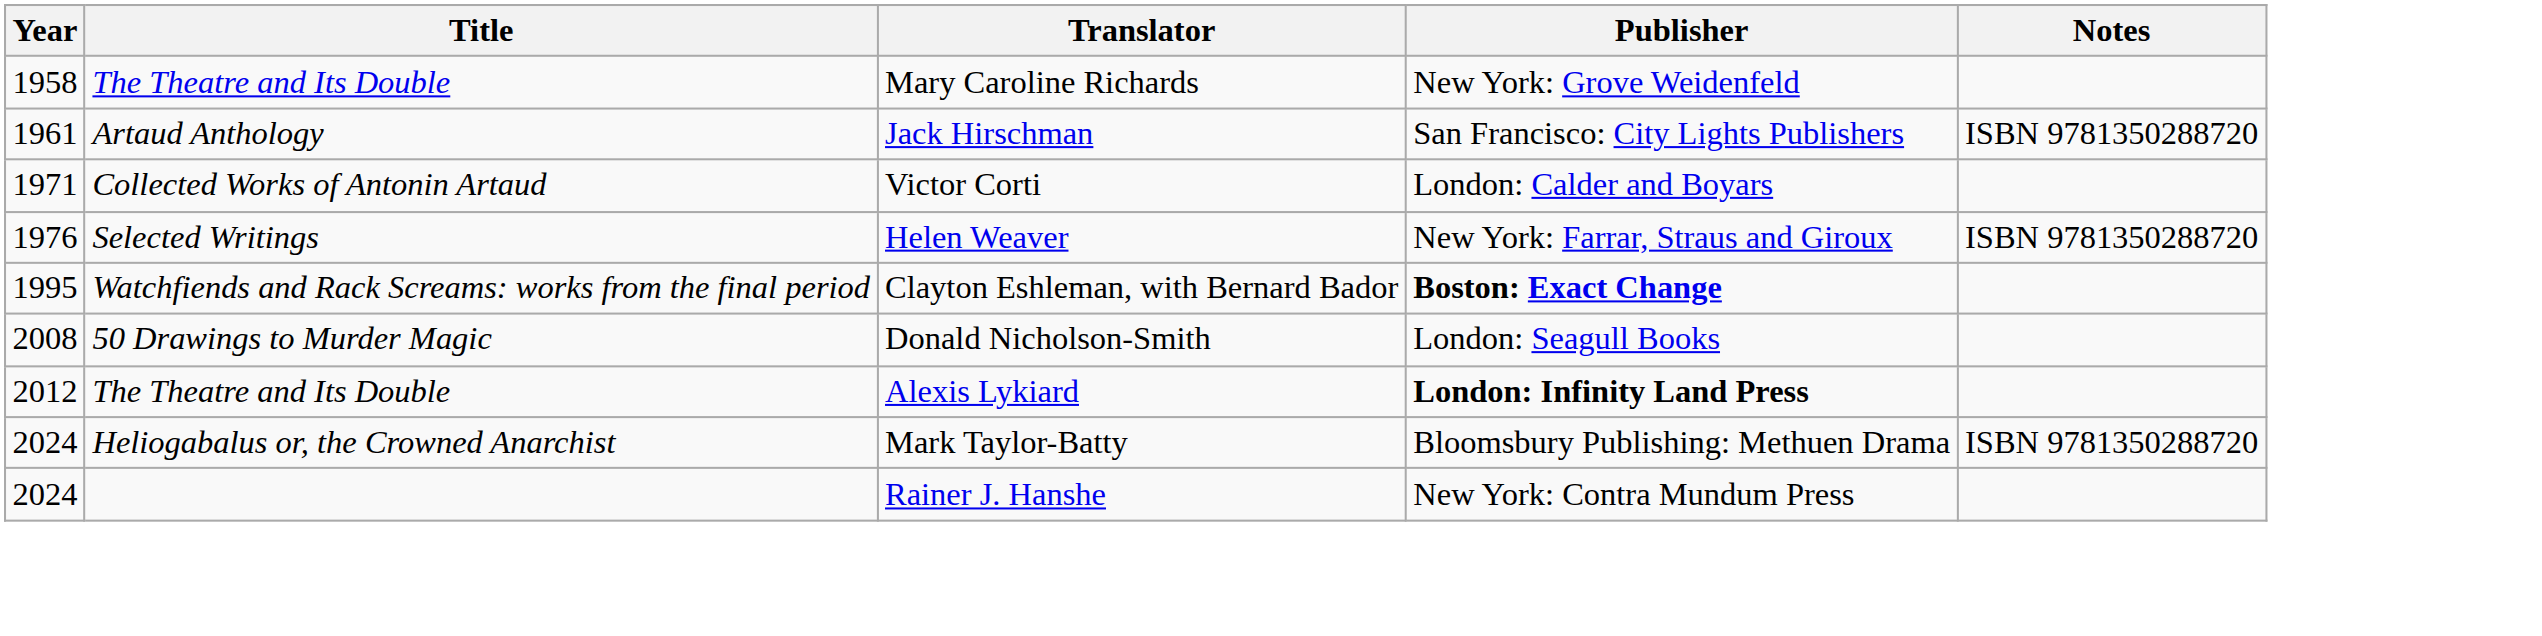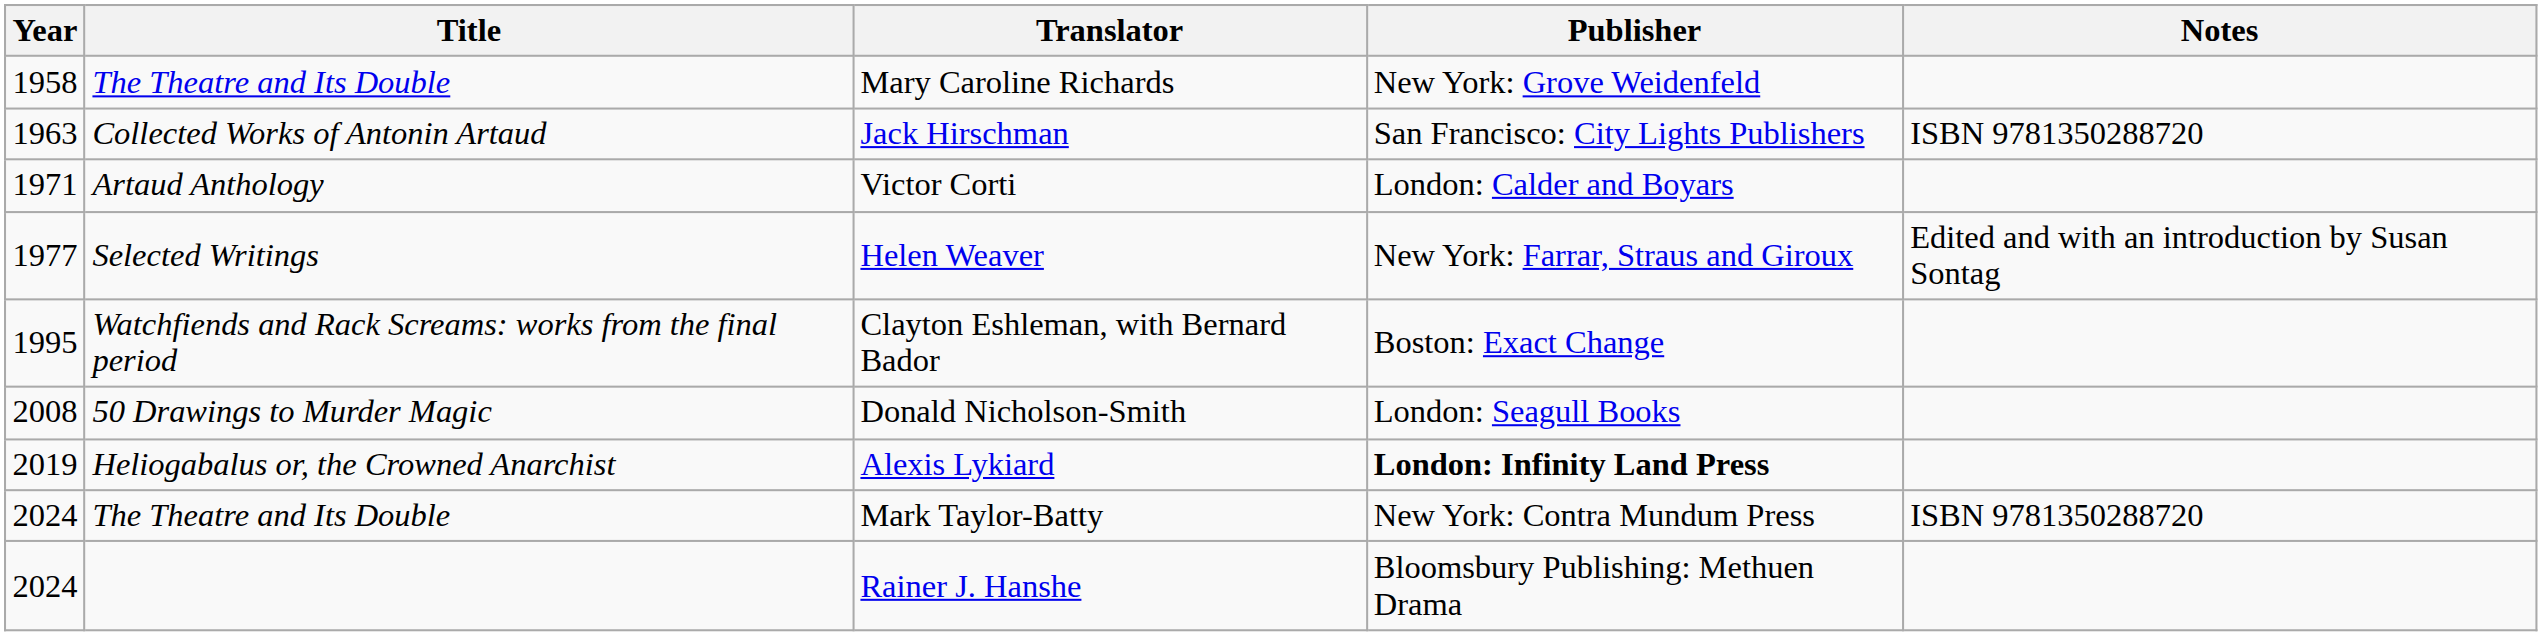(45, 133) 1961 -> (45, 133) 1963
(208, 133) Artaud Anthology -> (319, 133) Collected Works of Antonin Artaud
(319, 184) Collected Works of Antonin Artaud -> (208, 184) Artaud Anthology
(45, 236) 1976 -> (45, 254) 1977
(2112, 236) ISBN 9781350288720 -> (2179, 254) Edited and with an introduction by Susan Sontag
(1568, 287) bold -> (1519, 342) normal
(45, 390) 2012 -> (45, 463) 2019
(271, 390) The Theatre and Its Double -> (354, 463) Heliogabalus or, the Crowned Anarchist
(354, 442) Heliogabalus or, the Crowned Anarchist -> (271, 515) The Theatre and Its Double
(1682, 442) Bloomsbury Publishing: Methuen Drama -> (1594, 515) New York: Contra Mundum Press
(1634, 493) New York: Contra Mundum Press -> (1594, 585) Bloomsbury Publishing: Methuen Drama
